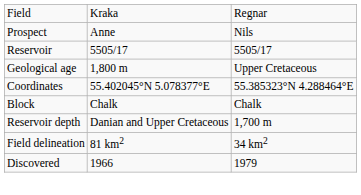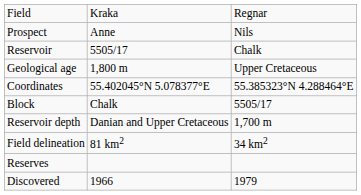(253, 50) 5505/17 -> (248, 50) Chalk
(248, 104) Chalk -> (253, 104) 5505/17
+ row: (28, 162)
